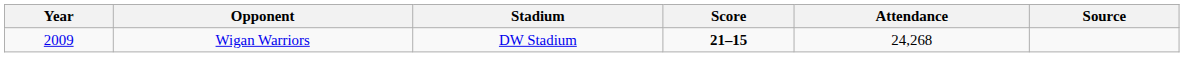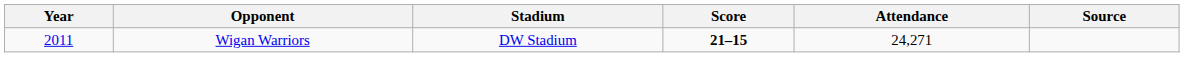(59, 39) 2009 -> (59, 39) 2011
(912, 39) 24,268 -> (912, 39) 24,271
